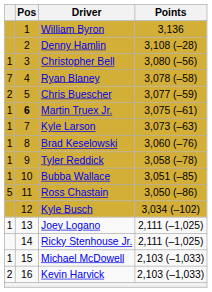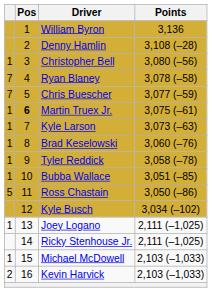(10, 95) 2 -> (10, 95) 7
